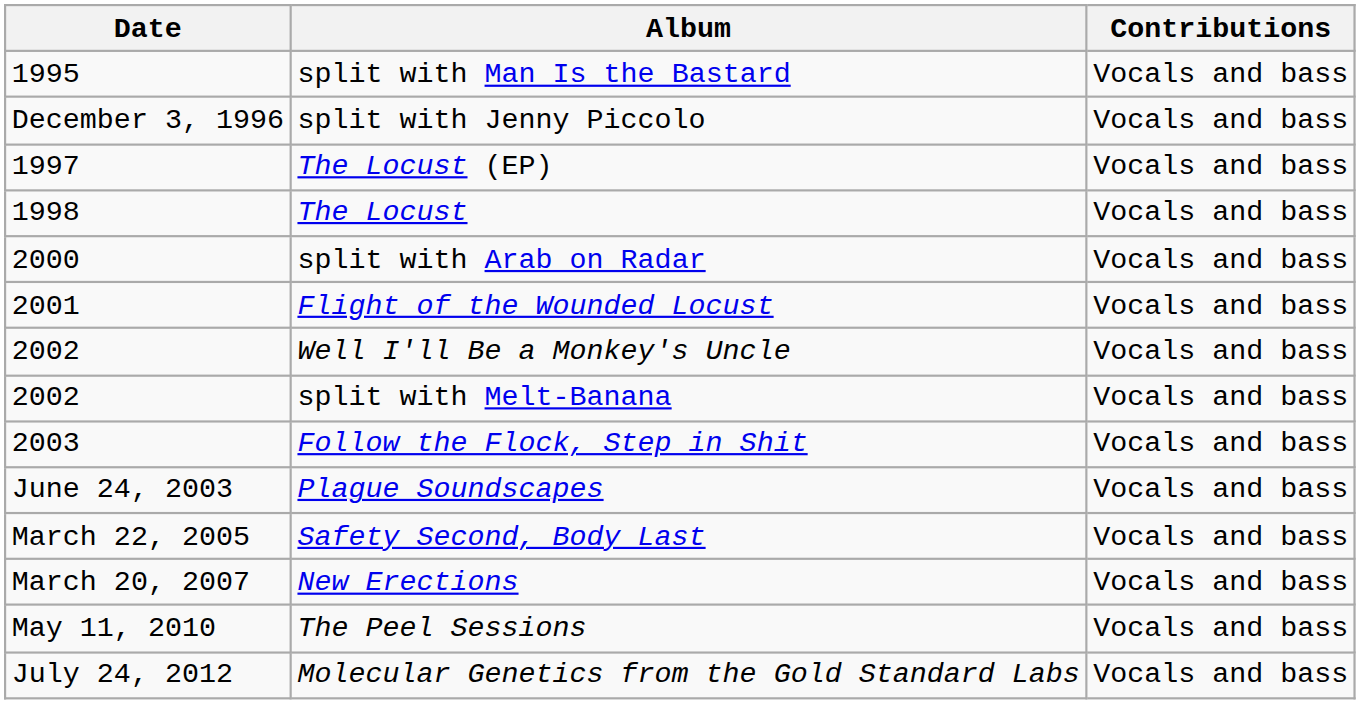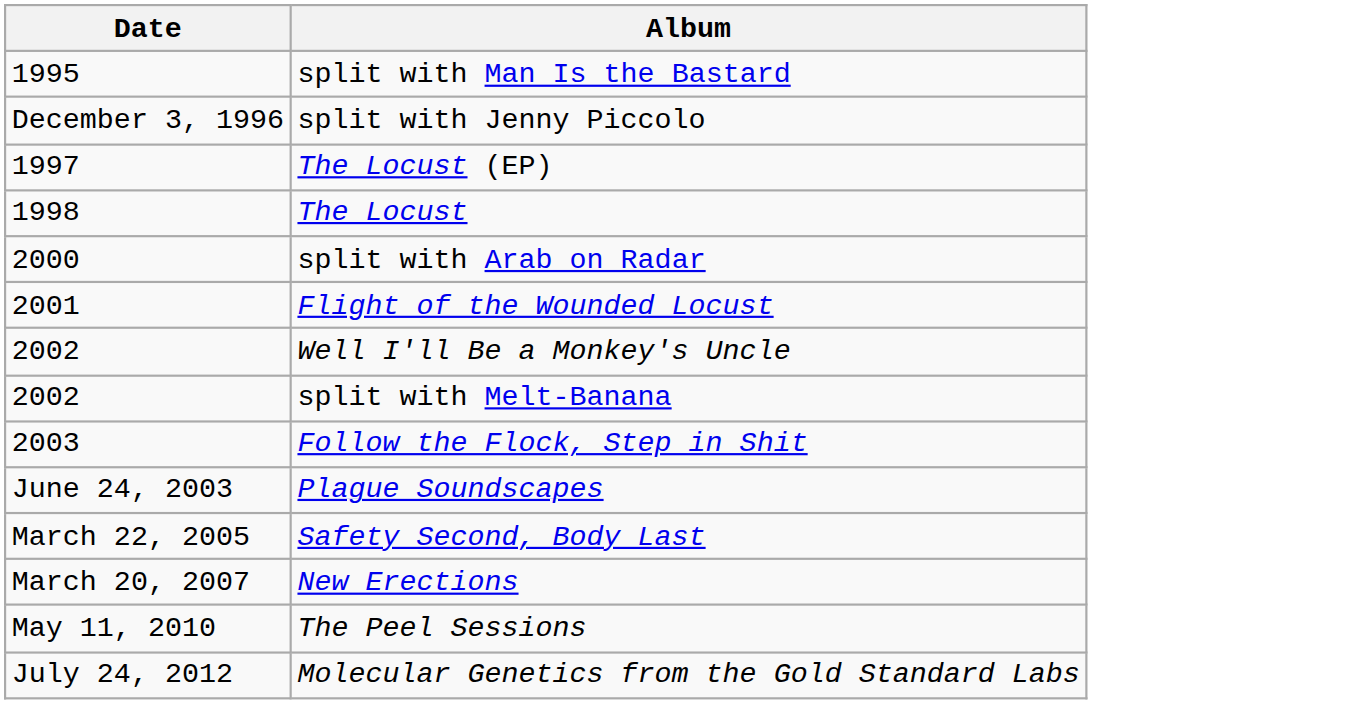- column: (1221, 28)
